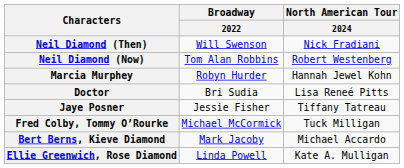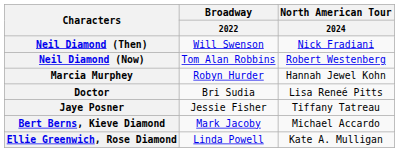- row: (92, 124)
